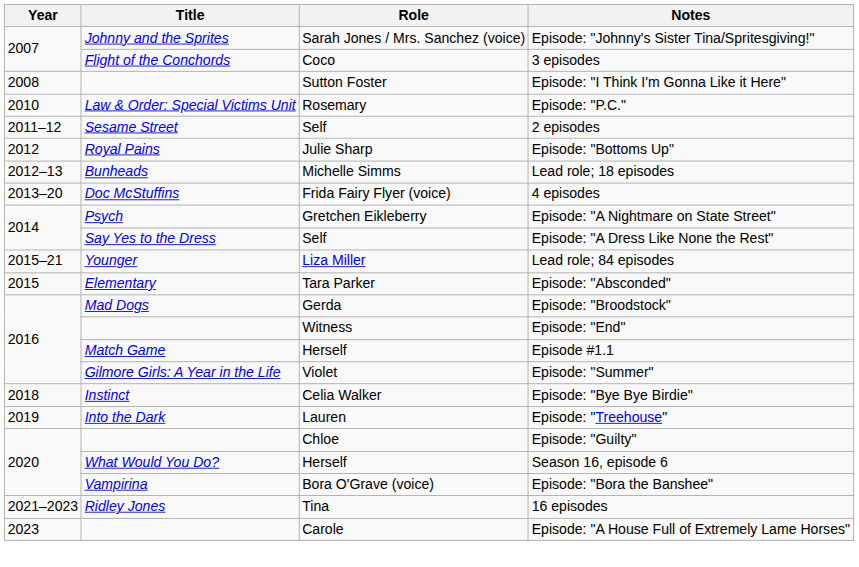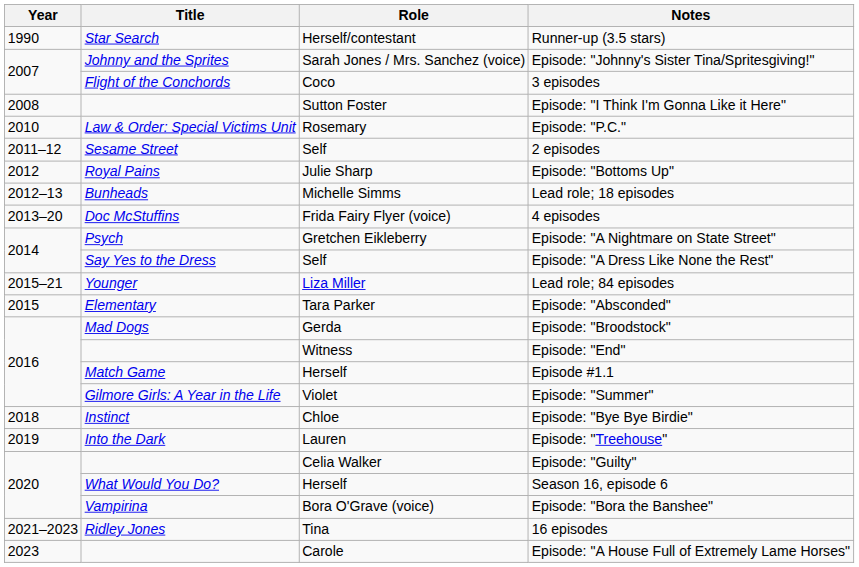+ row: (599, 37)
(342, 395) Celia Walker -> (321, 417) Chloe
(321, 439) Chloe -> (342, 462) Celia Walker
